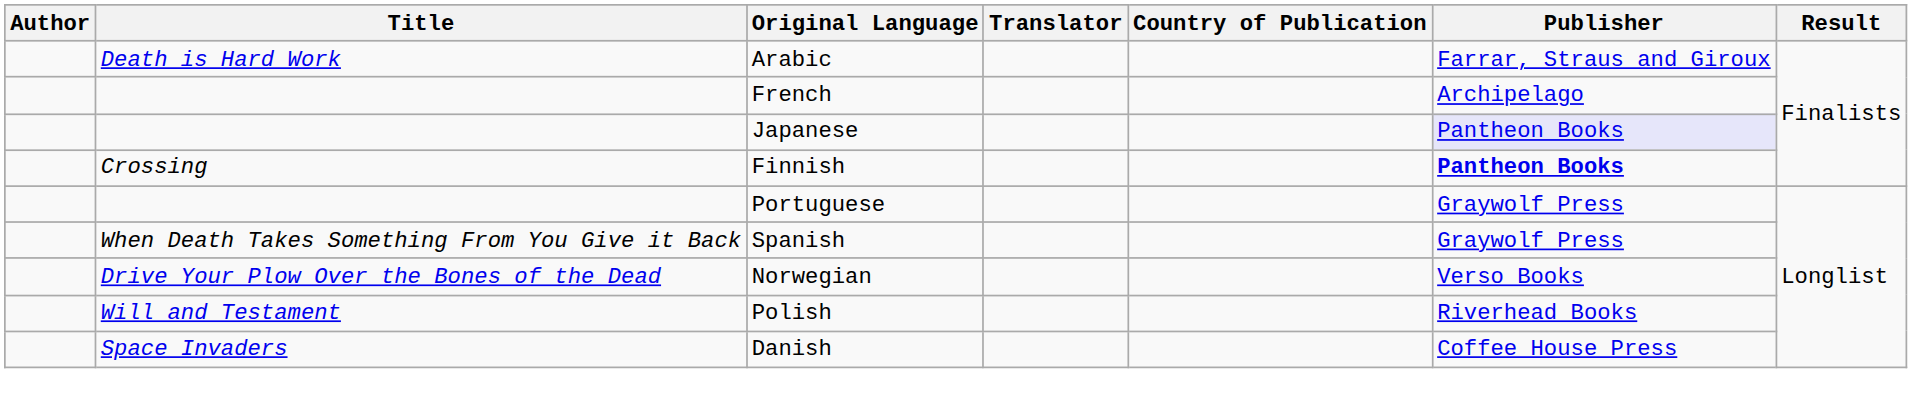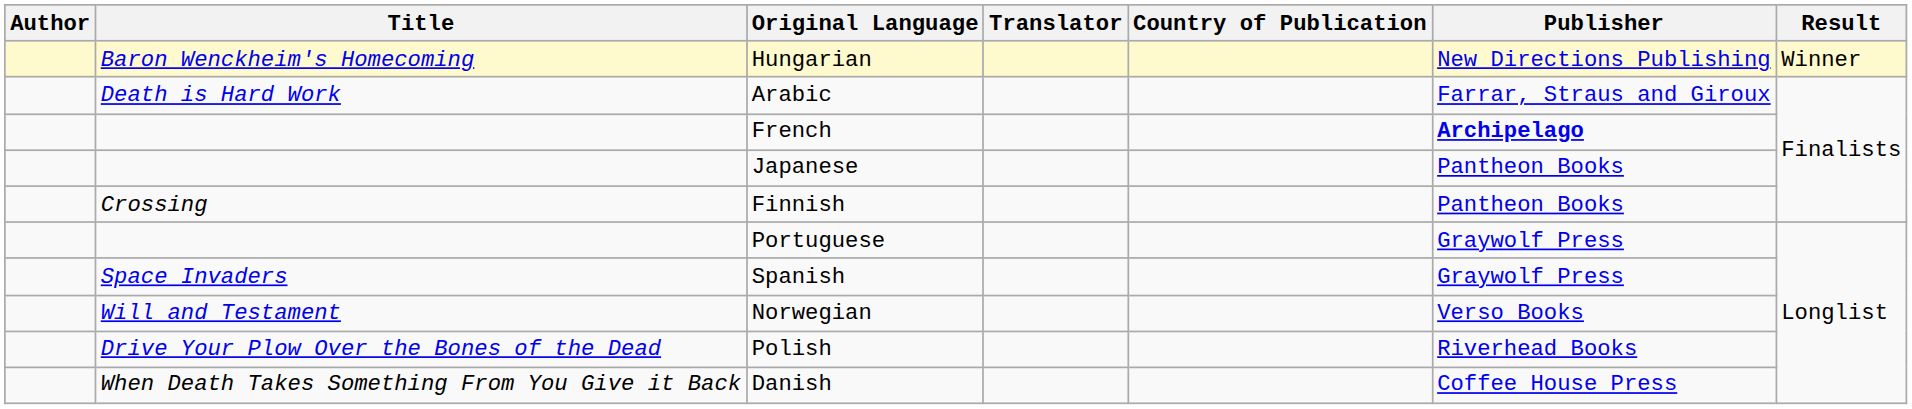+ row: (812, 59)
(1511, 95) normal -> (1511, 132) bold
(1531, 132) lavender background -> (1531, 168) no background
(1531, 168) bold -> (1531, 204) normal
(421, 240) When Death Takes Something From You Give it Back -> (194, 277) Space Invaders
(381, 277) Drive Your Plow Over the Bones of the Dead -> (221, 313) Will and Testament
(221, 313) Will and Testament -> (381, 349) Drive Your Plow Over the Bones of the Dead
(194, 349) Space Invaders -> (421, 385) When Death Takes Something From You Give it Back
